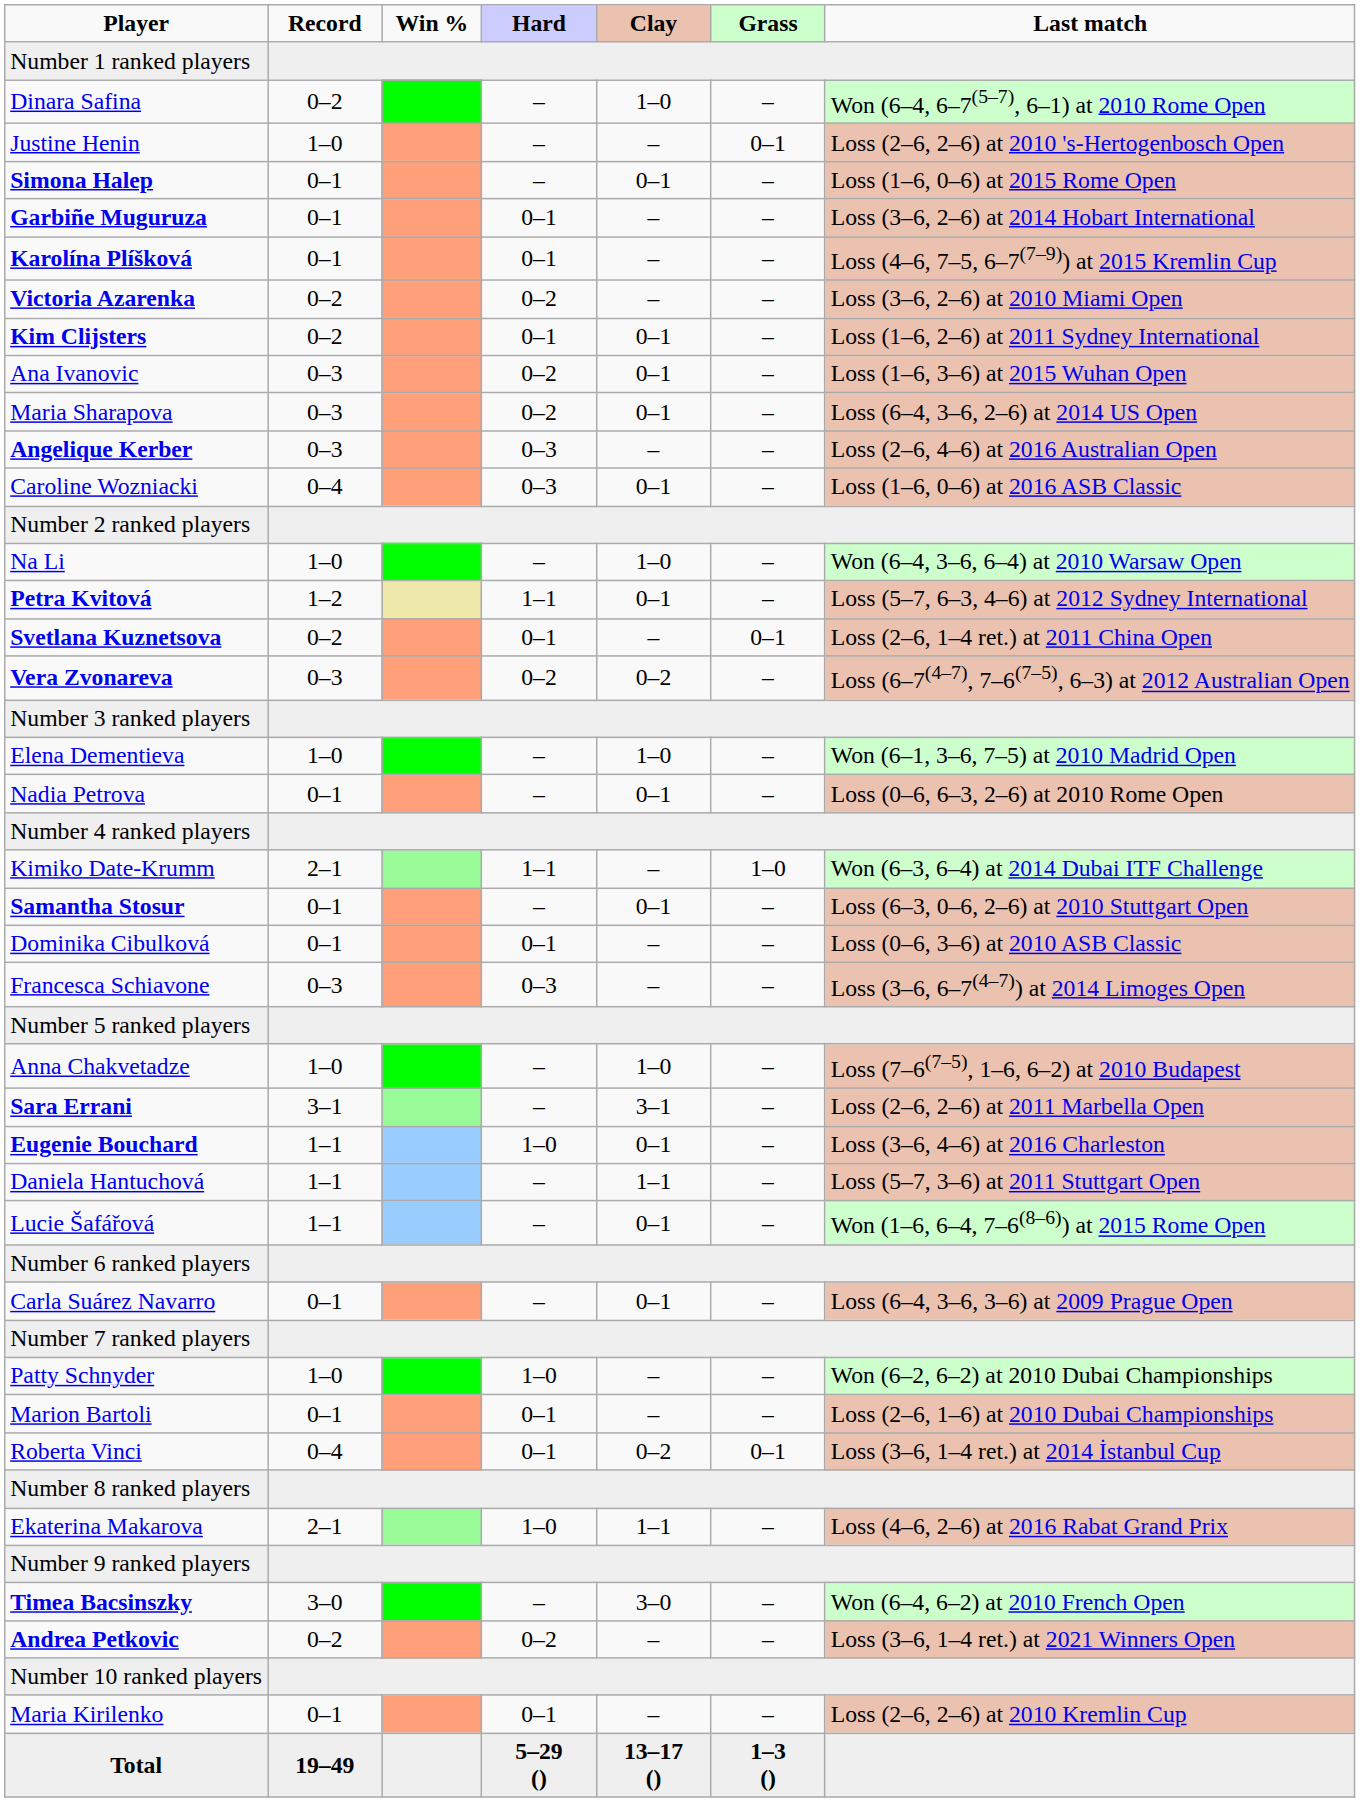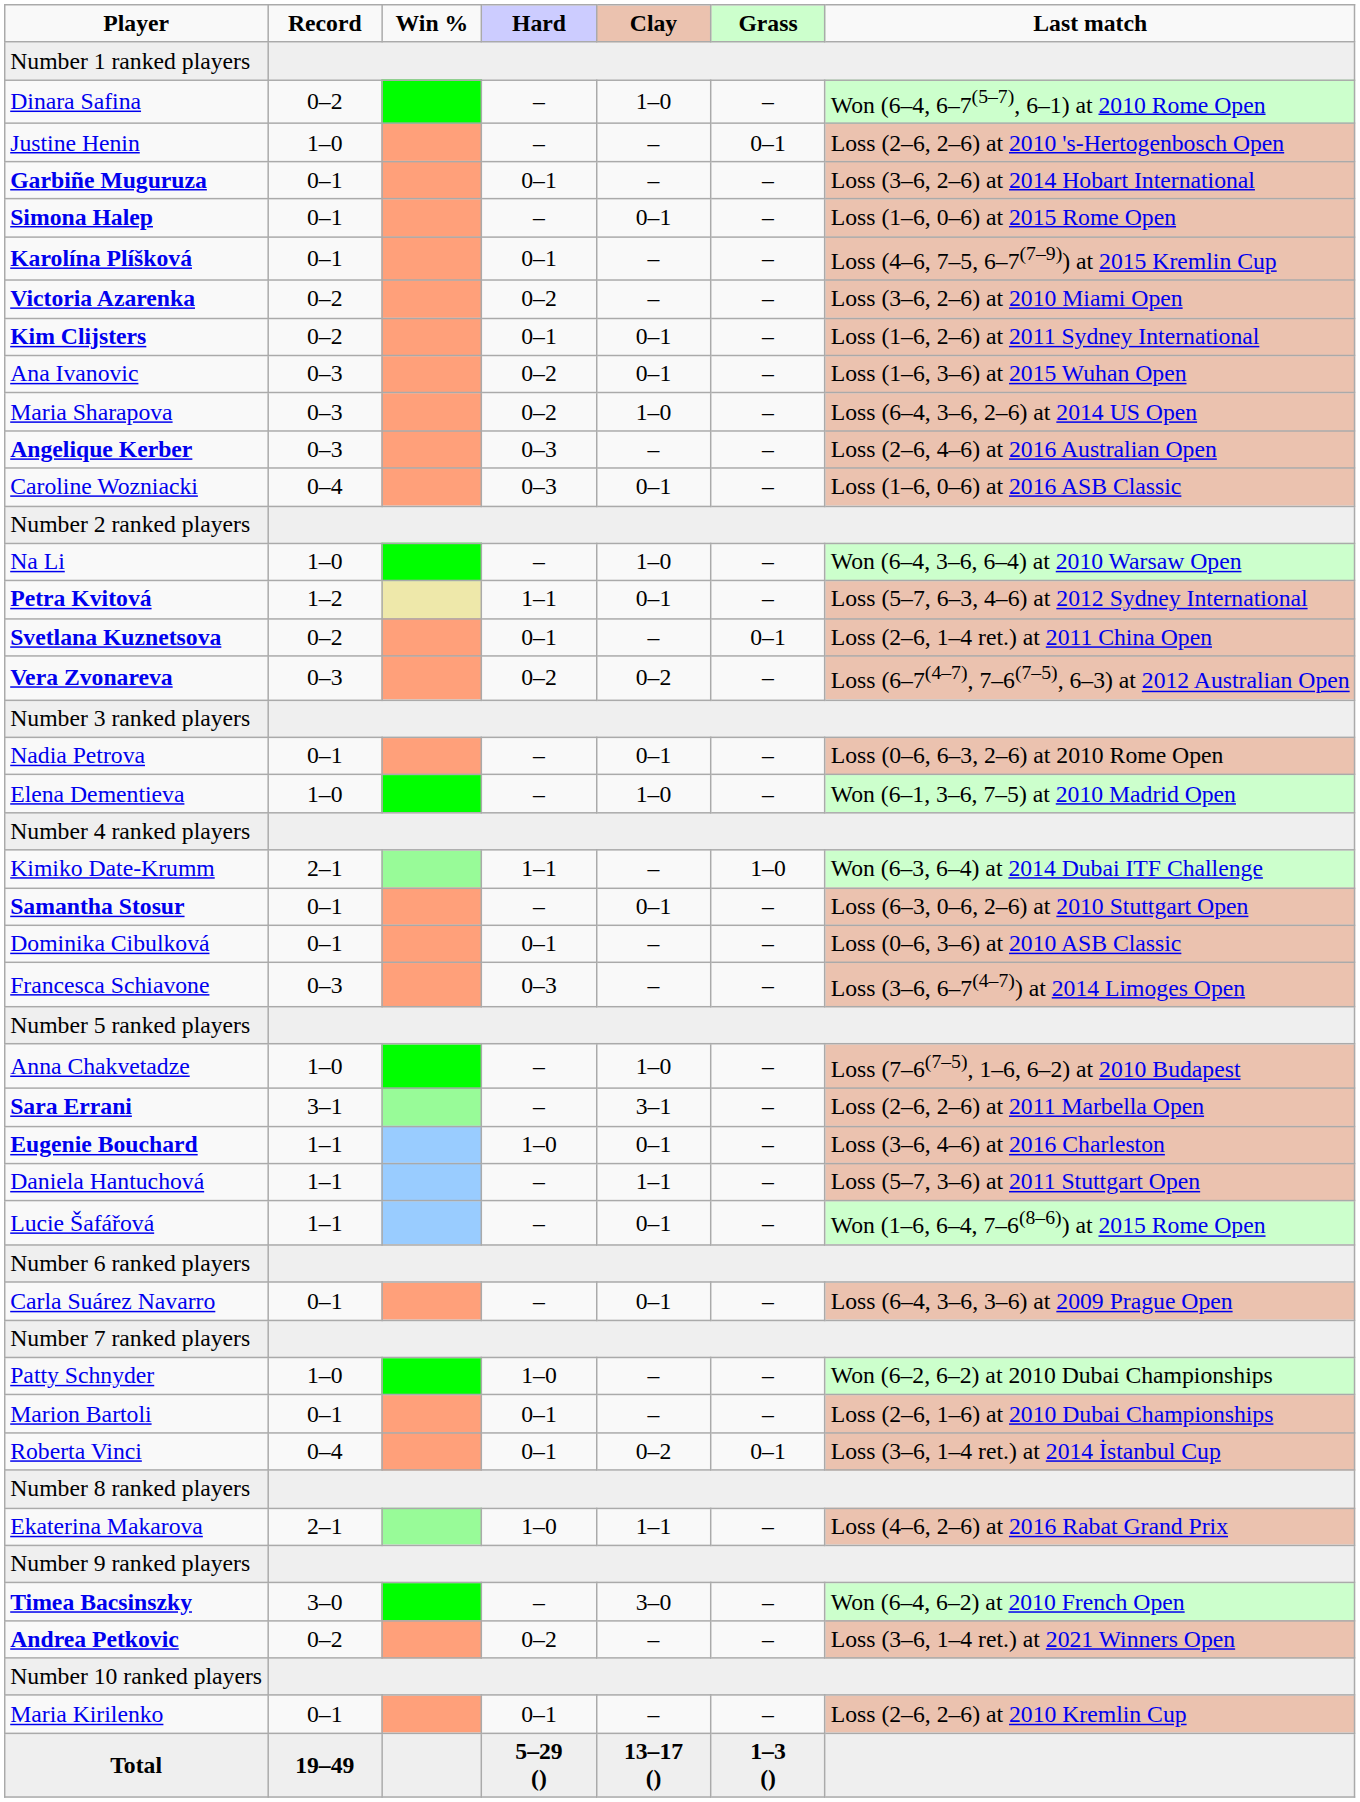rows swapped: (82, 179) <-> (109, 217)
(654, 411) 0–1 -> (654, 411) 1–0
rows swapped: (97, 756) <-> (78, 793)
